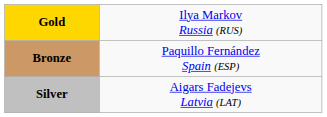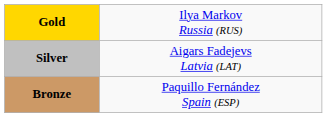rows swapped: (52, 94) <-> (52, 58)
